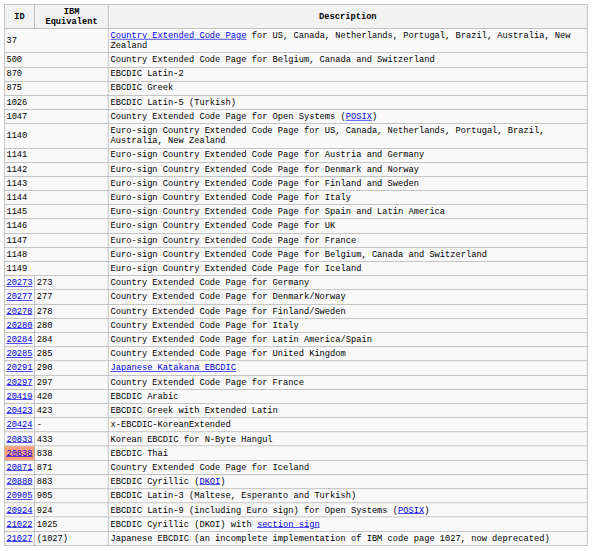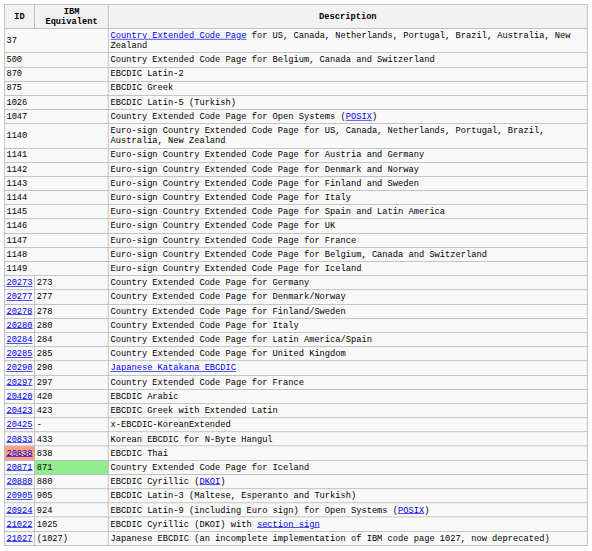(19, 368) 20291 -> (19, 368) 20290
(19, 396) 20419 -> (19, 396) 20420
(19, 425) 20424 -> (19, 425) 20425
(45, 467) no background -> (45, 467) lightgreen background
(45, 482) 883 -> (45, 482) 880
